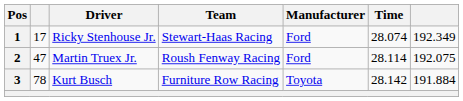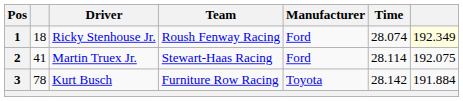(40, 37) 17 -> (40, 37) 18
(217, 37) Stewart-Haas Racing -> (221, 37) Roush Fenway Racing
(434, 37) no background -> (434, 37) lightyellow background
(40, 58) 47 -> (40, 58) 41
(221, 58) Roush Fenway Racing -> (217, 58) Stewart-Haas Racing
